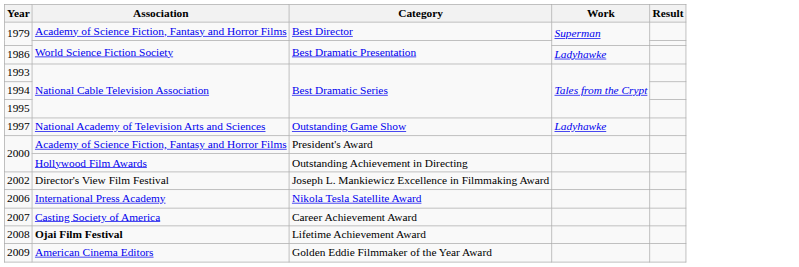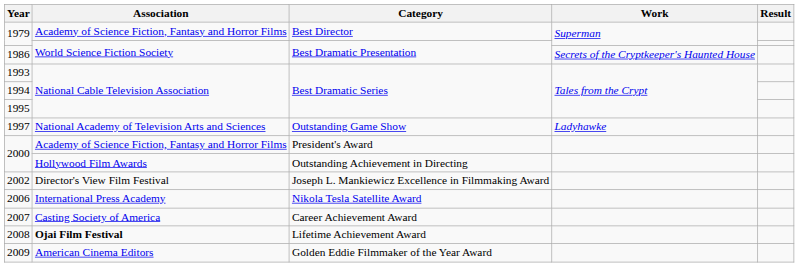(580, 54) Ladyhawke -> (655, 54) Secrets of the Cryptkeeper's Haunted House
